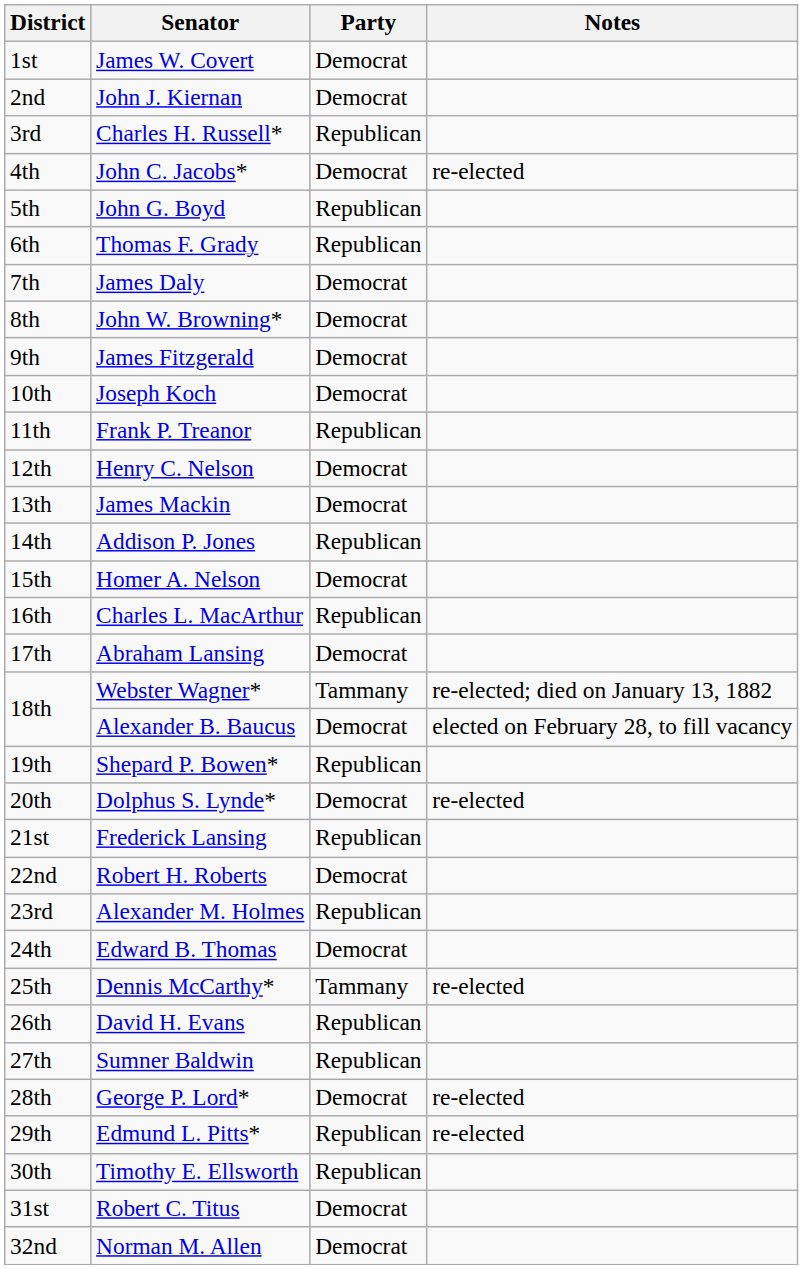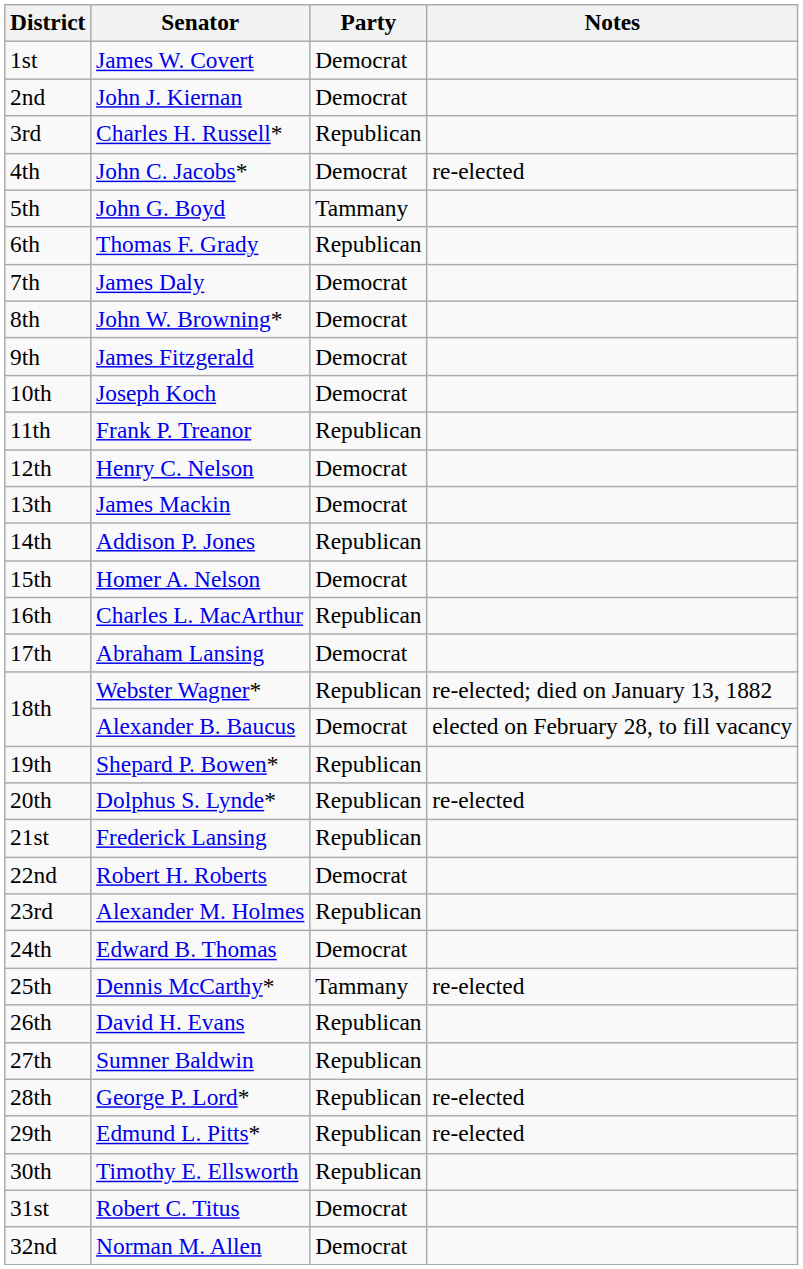(368, 208) Republican -> (362, 208) Tammany
(362, 689) Tammany -> (368, 689) Republican
(361, 801) Democrat -> (368, 801) Republican
(361, 1097) Democrat -> (368, 1097) Republican
